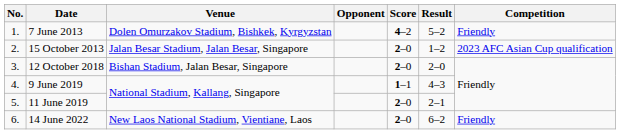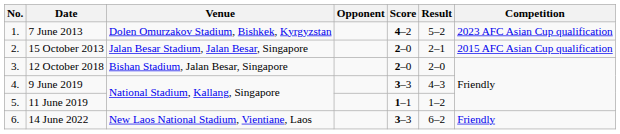(476, 31) Friendly -> (535, 31) 2023 AFC Asian Cup qualification
(437, 48) 1–2 -> (437, 48) 2–1
(535, 48) 2023 AFC Asian Cup qualification -> (535, 48) 2015 AFC Asian Cup qualification
(403, 84) 1–1 -> (403, 84) 3–3
(403, 102) 2–0 -> (403, 102) 1–1
(437, 102) 2–1 -> (437, 102) 1–2
(403, 119) 2–0 -> (403, 119) 3–3
